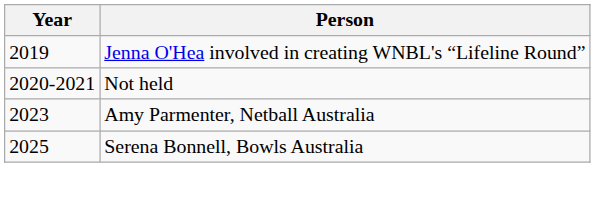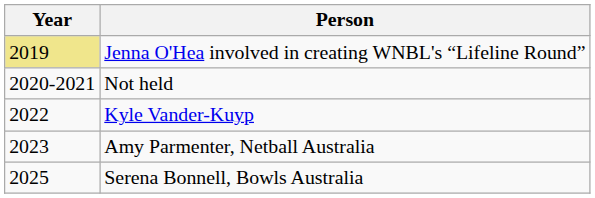(29, 51) no background -> (29, 51) khaki background
+ row: (179, 114)
